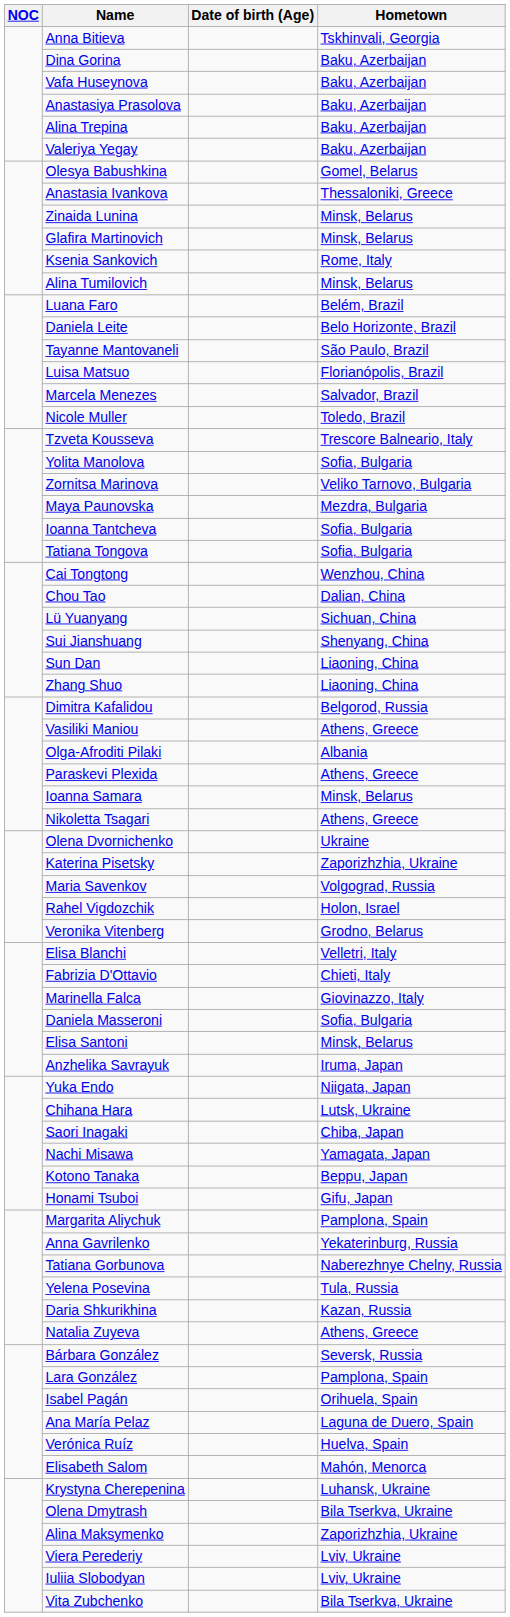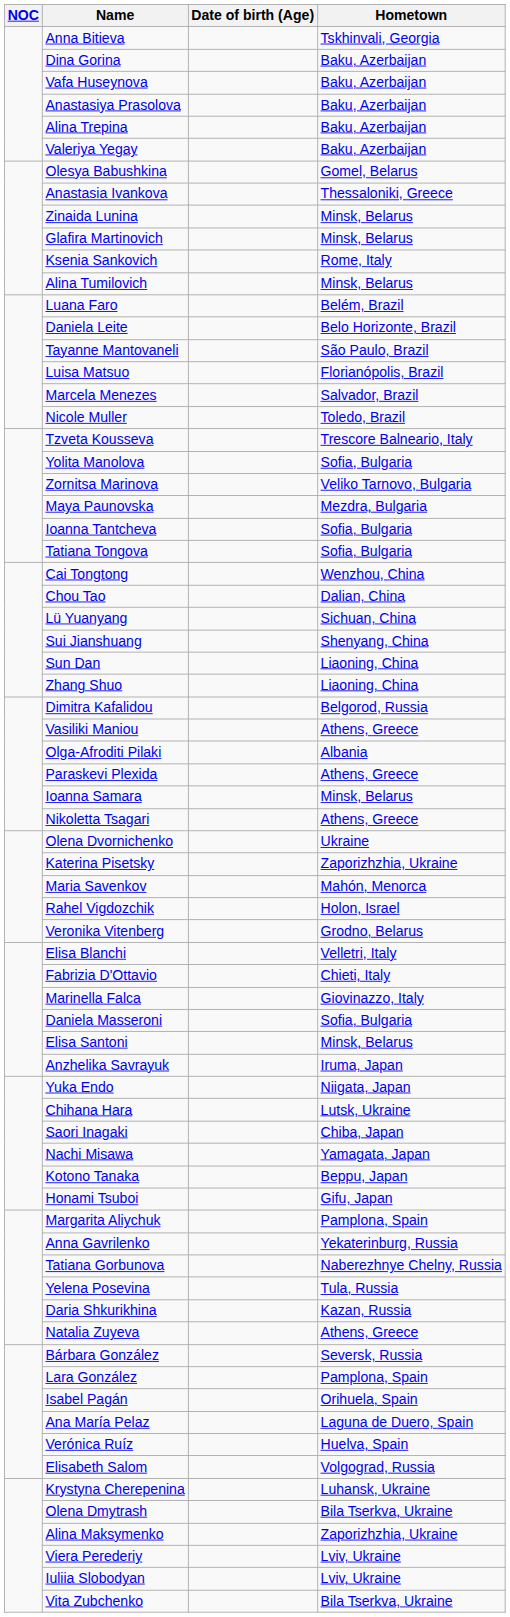(378, 886) Volgograd, Russia -> (373, 886) Mahón, Menorca
(373, 1467) Mahón, Menorca -> (378, 1467) Volgograd, Russia
